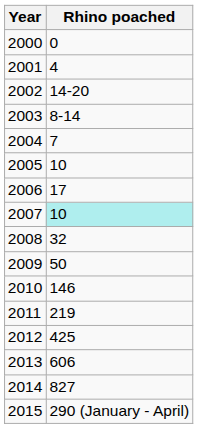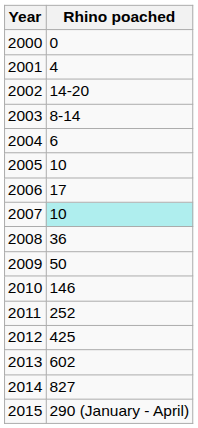(54, 140) 7 -> (54, 140) 6
(58, 239) 32 -> (58, 239) 36
(62, 313) 219 -> (62, 313) 252
(62, 362) 606 -> (62, 362) 602
